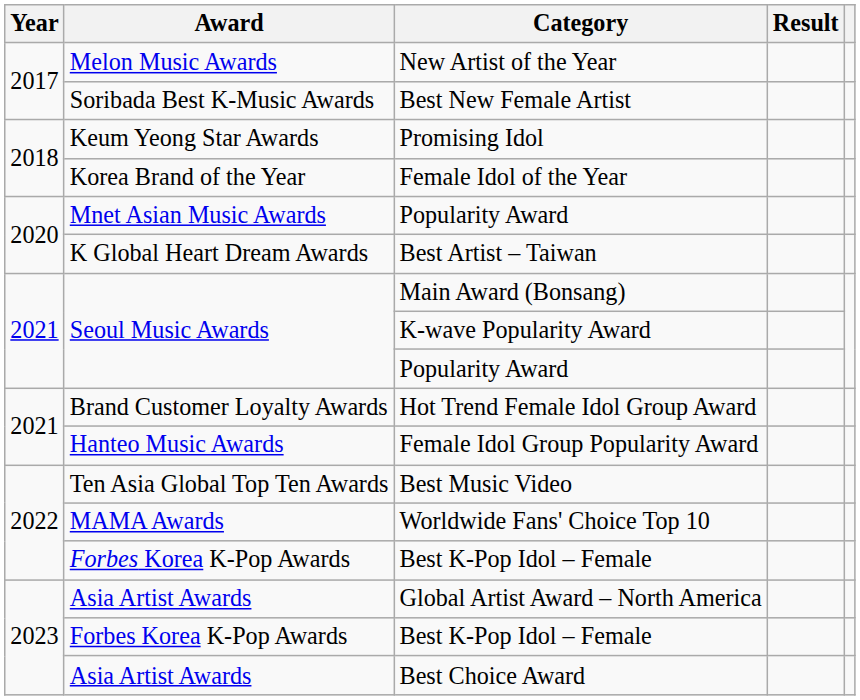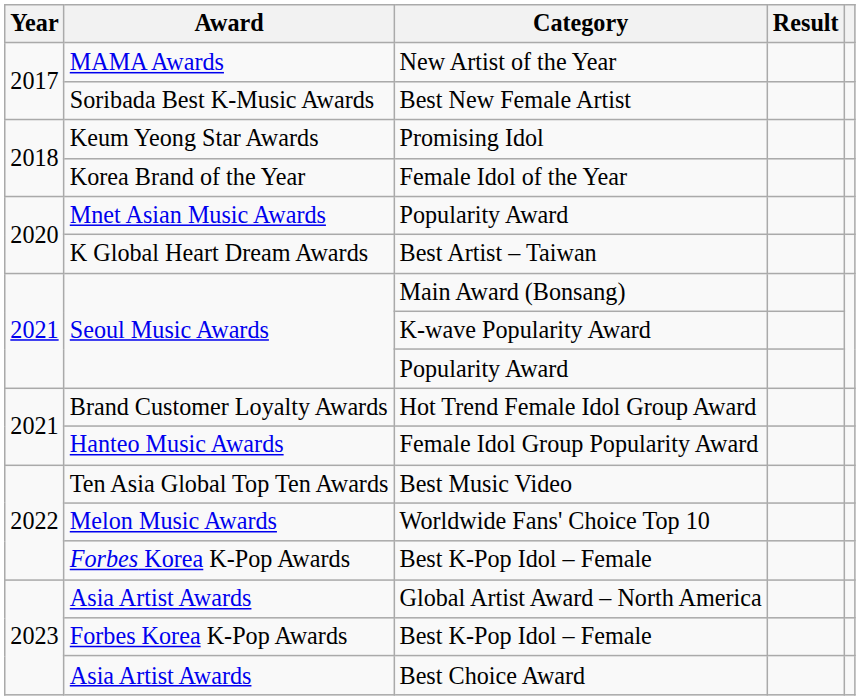(173, 61) Melon Music Awards -> (147, 61) MAMA Awards
(147, 521) MAMA Awards -> (173, 521) Melon Music Awards
